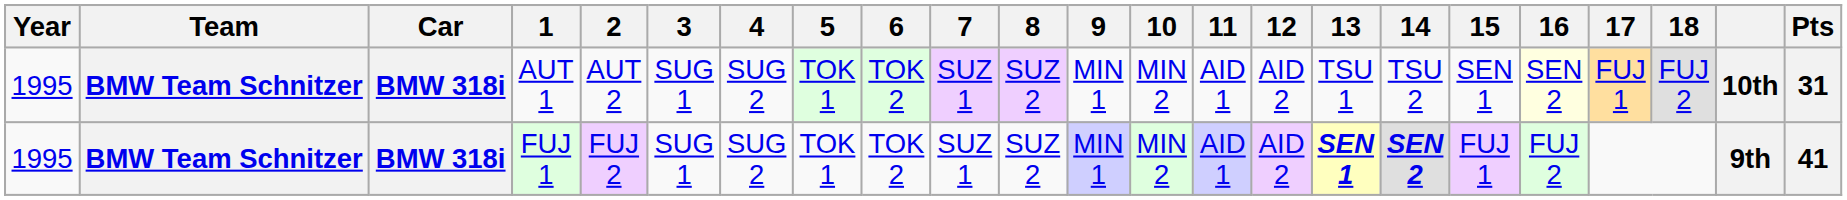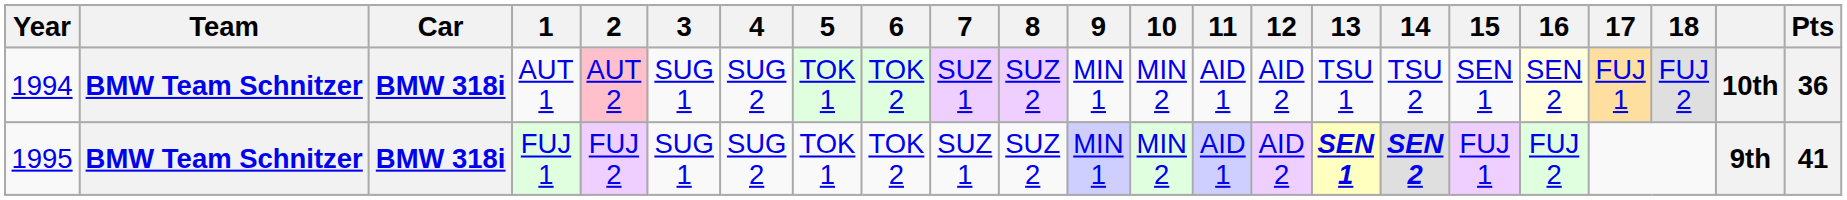(42, 85) 1995 -> (42, 85) 1994
(614, 85) no background -> (614, 85) pink background
(1813, 85) 31 -> (1813, 85) 36
